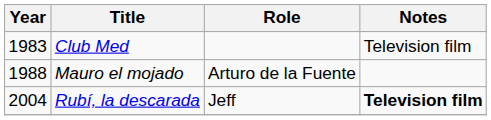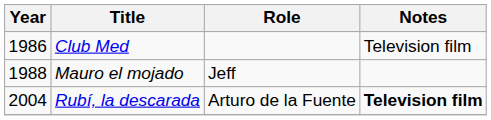(28, 45) 1983 -> (28, 45) 1986
(282, 73) Arturo de la Fuente -> (222, 73) Jeff
(222, 100) Jeff -> (282, 100) Arturo de la Fuente
